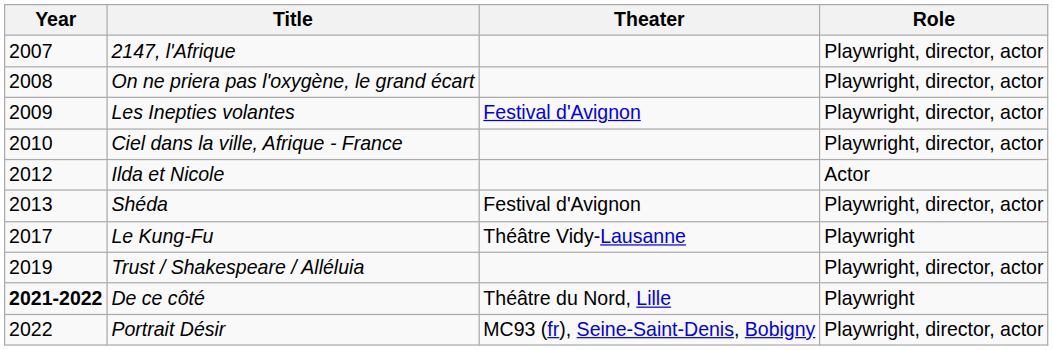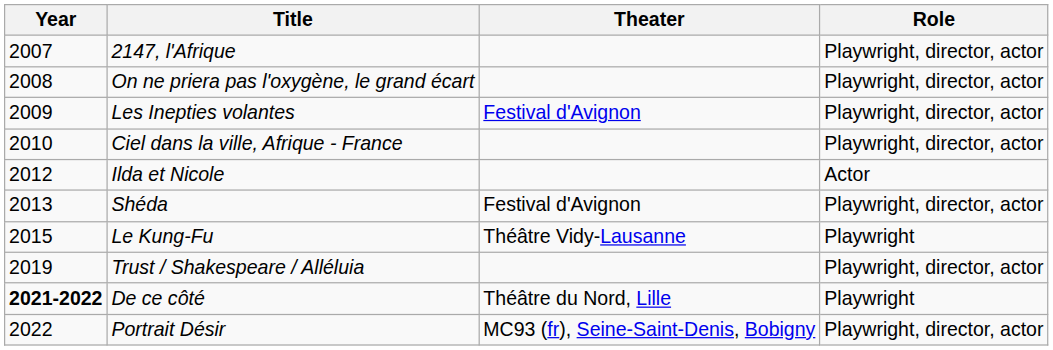(31, 236) 2017 -> (31, 236) 2015
